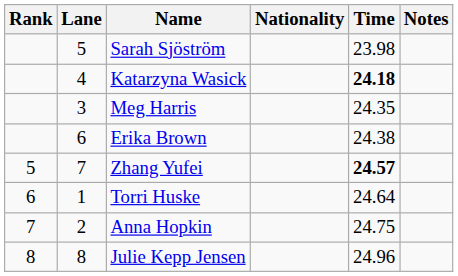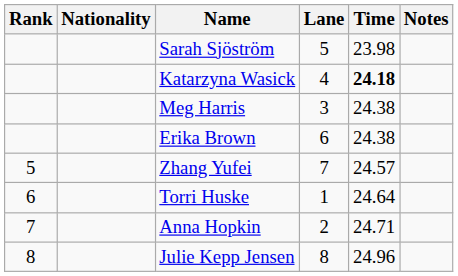columns swapped: (82, 19) <-> (300, 19)
(374, 108) 24.35 -> (374, 108) 24.38
(374, 167) bold -> (374, 167) normal
(374, 227) 24.75 -> (374, 227) 24.71
